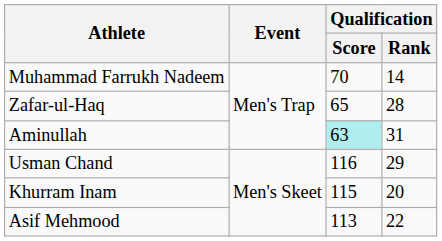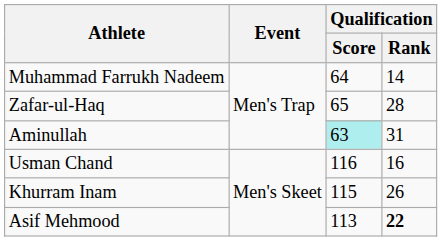(339, 76) 70 -> (339, 76) 64
(395, 163) 29 -> (395, 163) 16
(395, 192) 20 -> (395, 192) 26
(395, 221) normal -> (395, 221) bold
